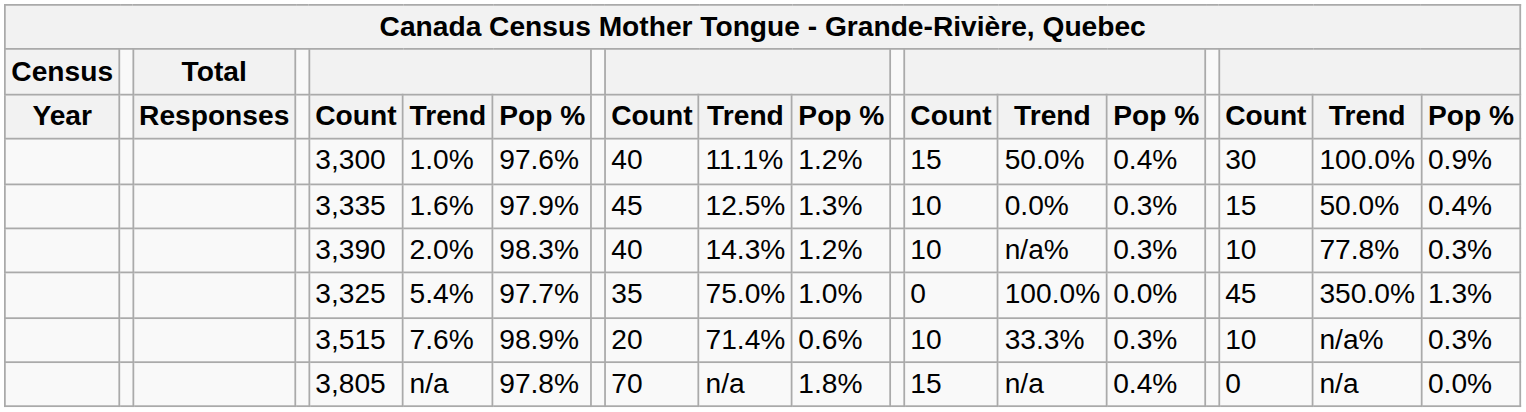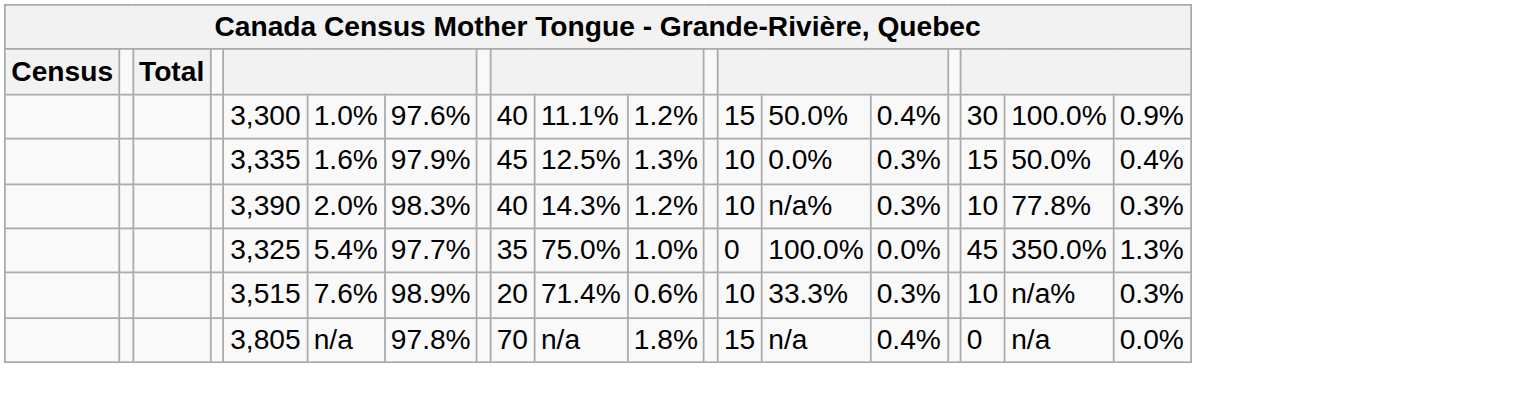- row: (62, 116)
